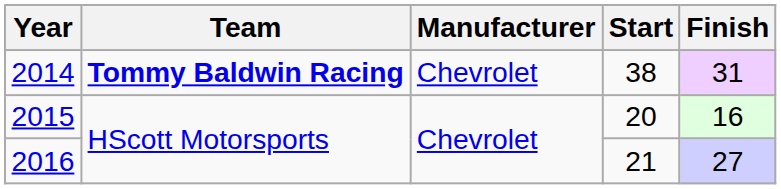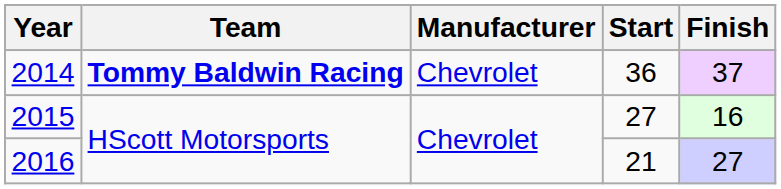(641, 72) 38 -> (641, 72) 36
(728, 72) 31 -> (728, 72) 37
(641, 117) 20 -> (641, 117) 27
